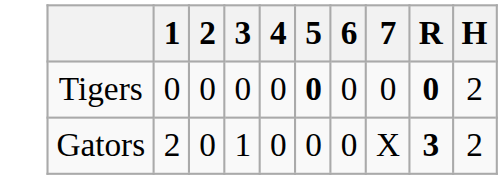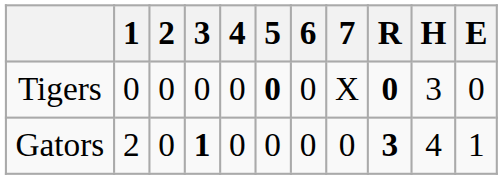+ column: (476, 32)
(388, 89) 0 -> (347, 89) X
(474, 89) 2 -> (434, 89) 3
(243, 145) normal -> (202, 145) bold
(388, 145) X -> (347, 145) 0
(474, 145) 2 -> (434, 145) 4
